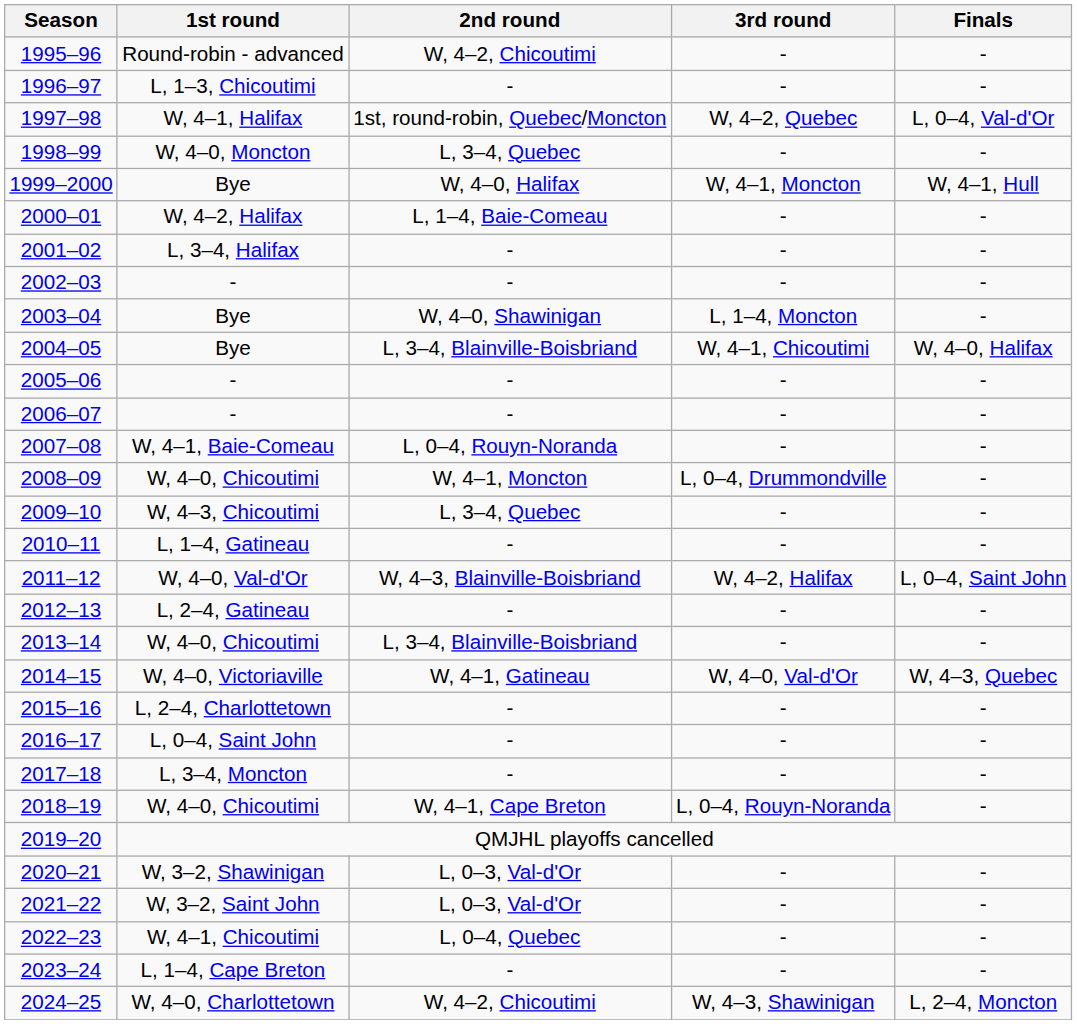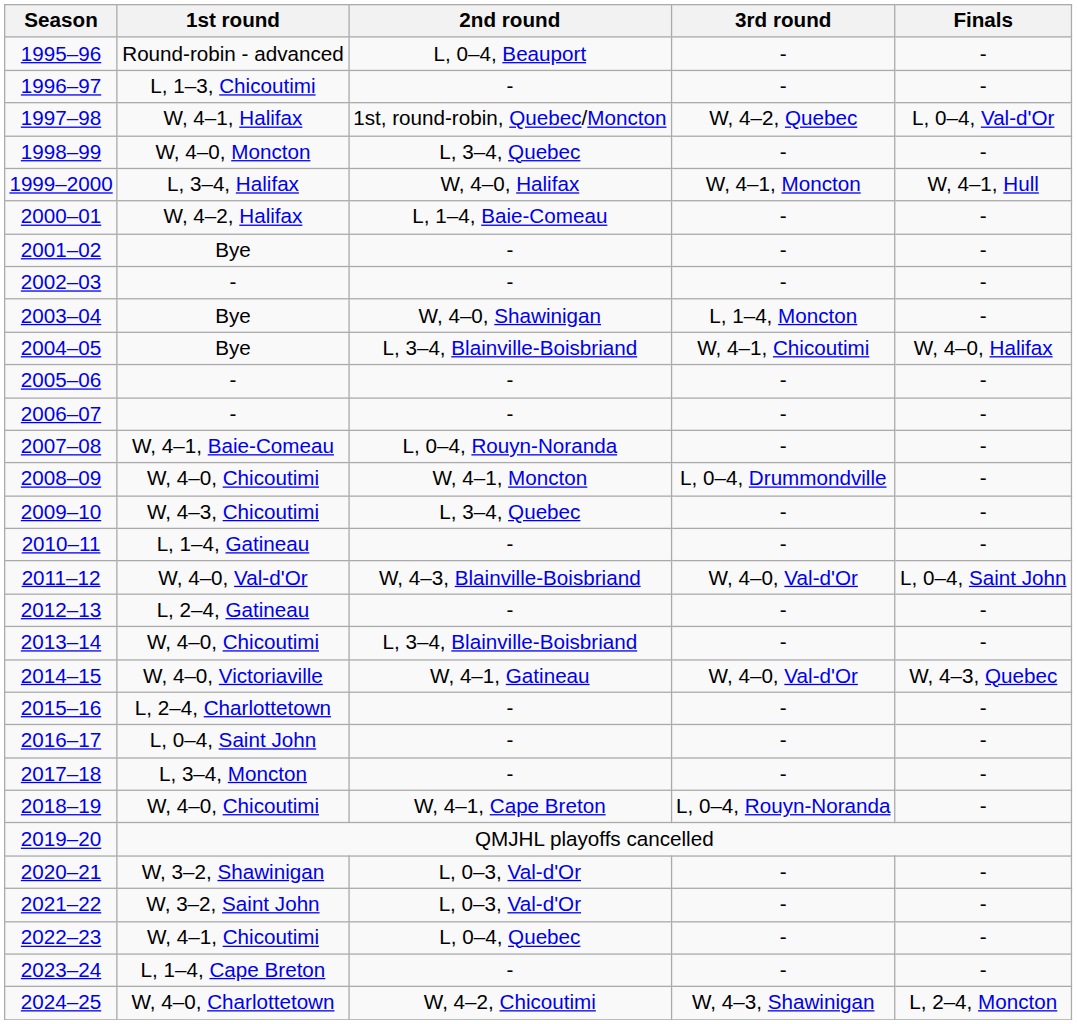(510, 53) W, 4–2, Chicoutimi -> (510, 53) L, 0–4, Beauport
(233, 184) Bye -> (233, 184) L, 3–4, Halifax
(233, 250) L, 3–4, Halifax -> (233, 250) Bye
(783, 577) W, 4–2, Halifax -> (783, 577) W, 4–0, Val-d'Or
